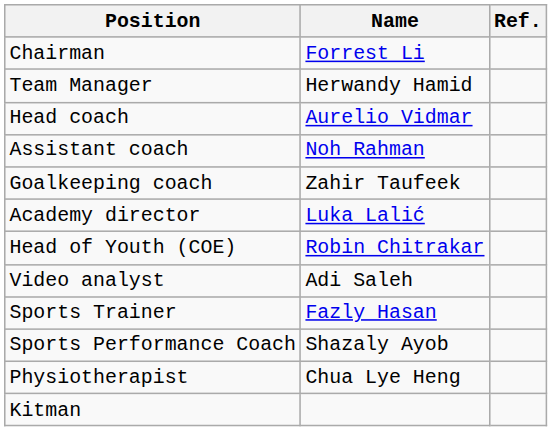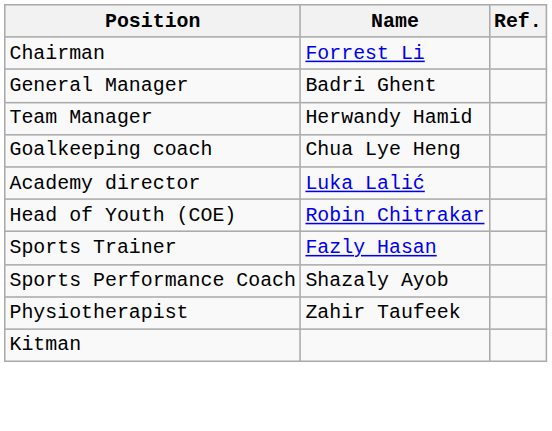+ row: (99, 86)
- row: (69, 118)
- row: (99, 151)
(383, 183) Zahir Taufeek -> (383, 151) Chua Lye Heng
- row: (87, 280)
(383, 378) Chua Lye Heng -> (383, 313) Zahir Taufeek
